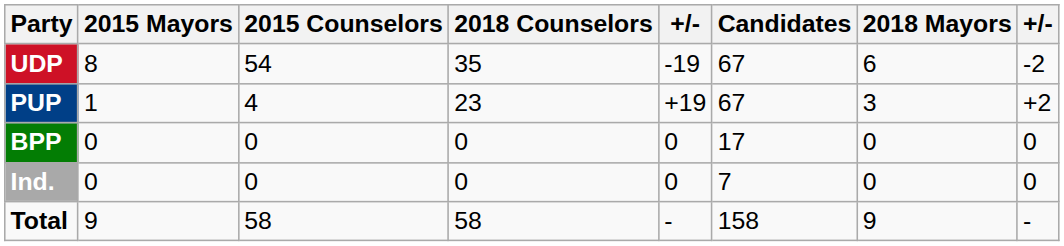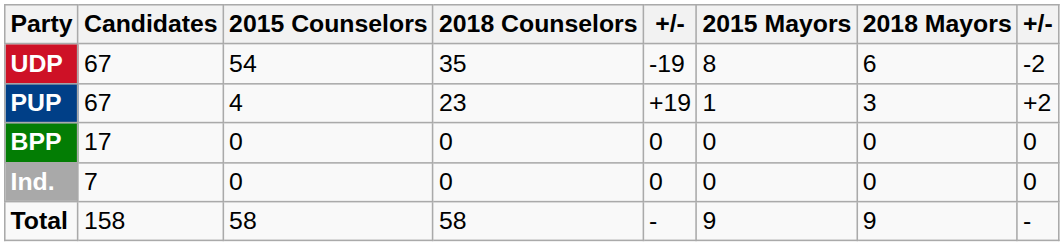columns swapped: (784, 24) <-> (158, 24)
